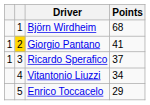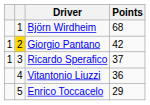(118, 44) 41 -> (118, 44) 42
(118, 75) 34 -> (118, 75) 36
